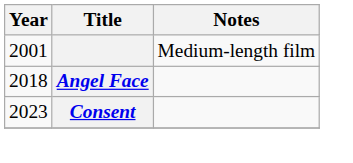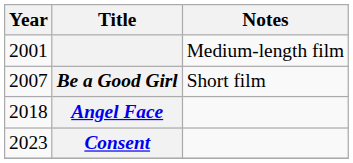+ row: (28, 81)
